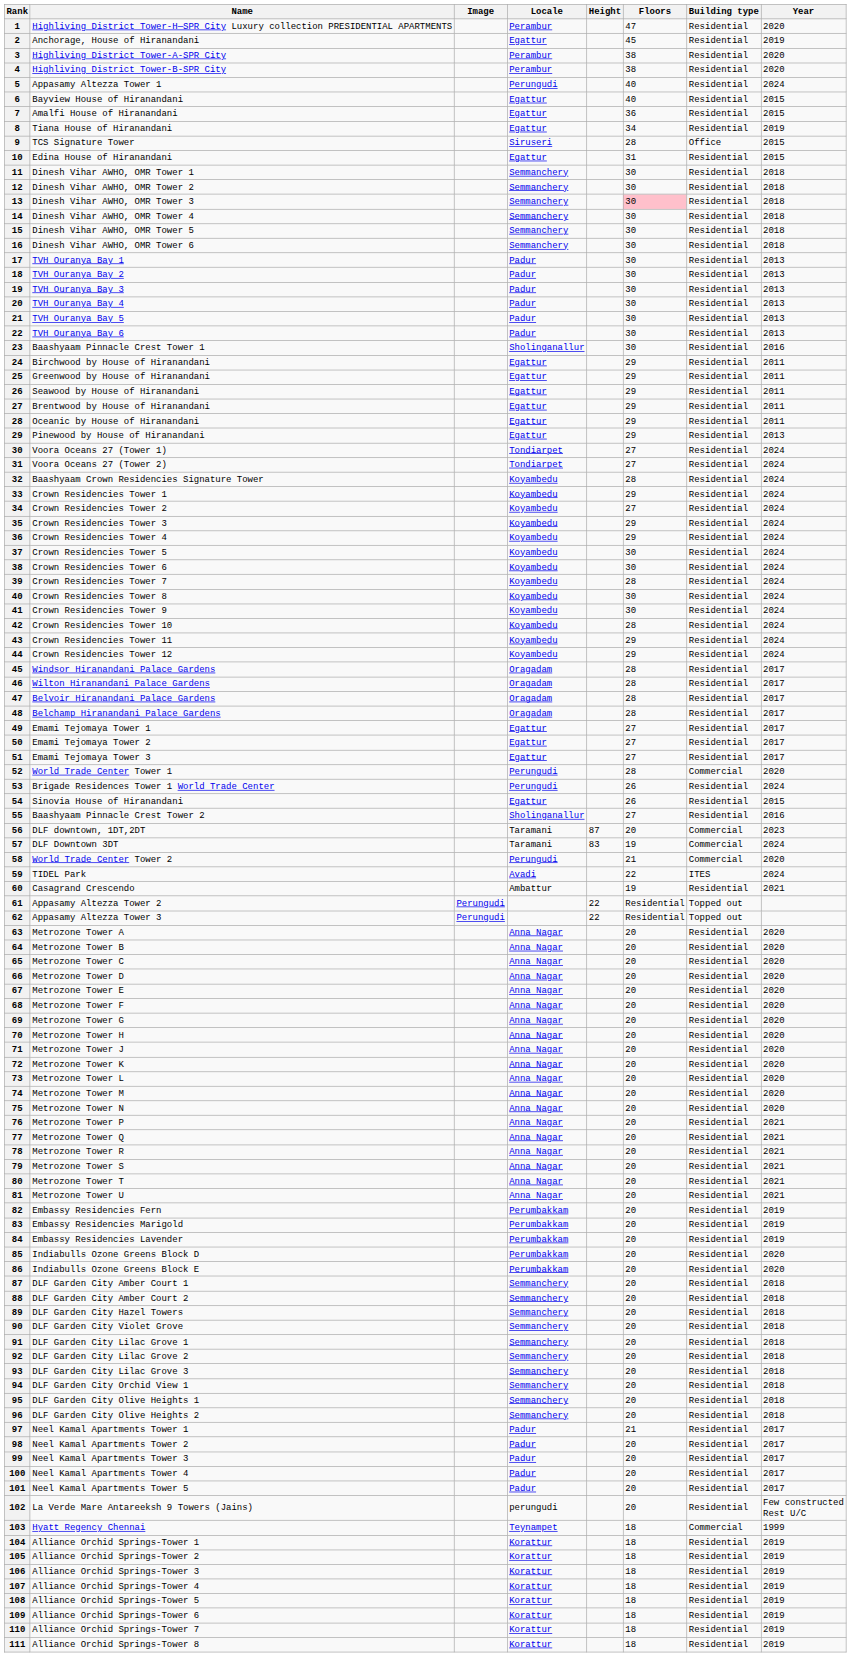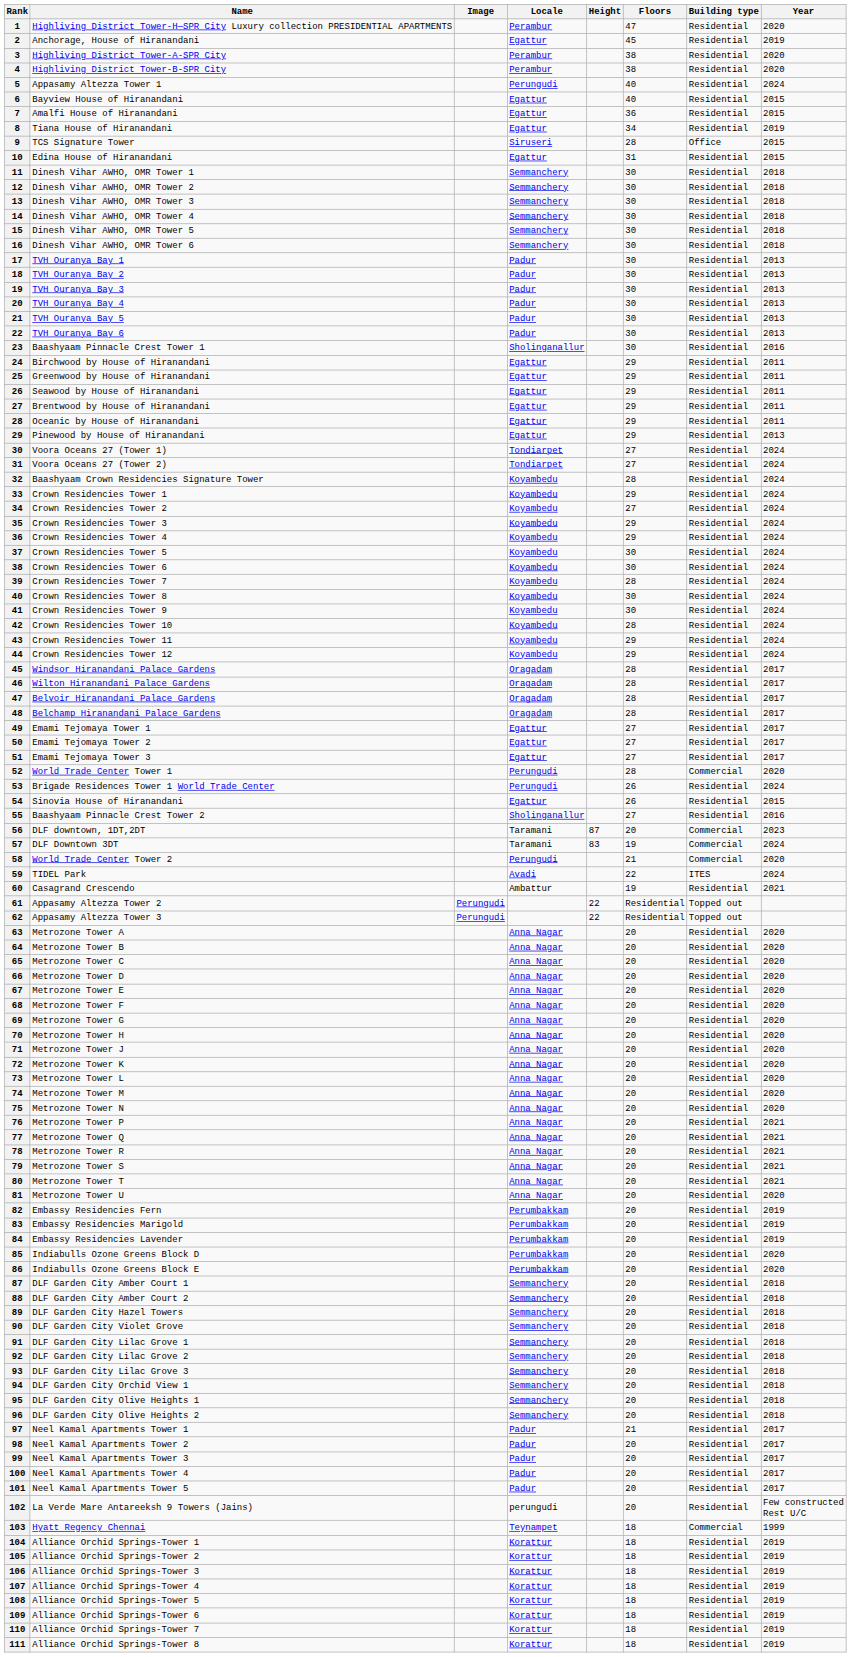(631, 202) pink background -> (631, 202) no background
(774, 1196) 2021 -> (774, 1196) 2020
